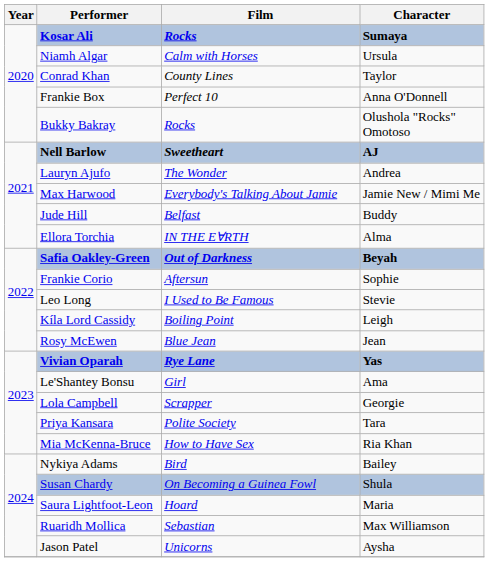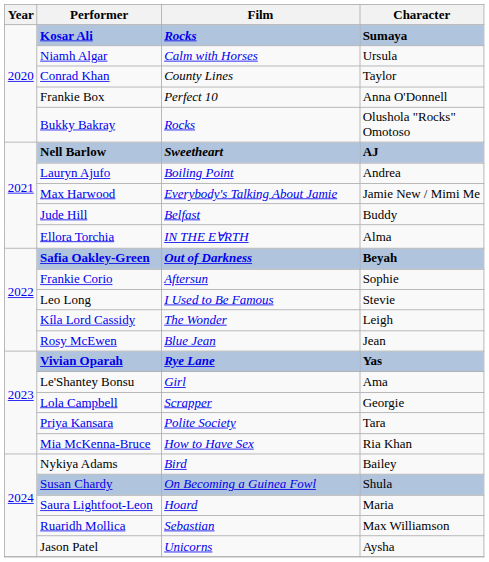(195, 173) The Wonder -> (199, 173) Boiling Point
(199, 320) Boiling Point -> (195, 320) The Wonder
